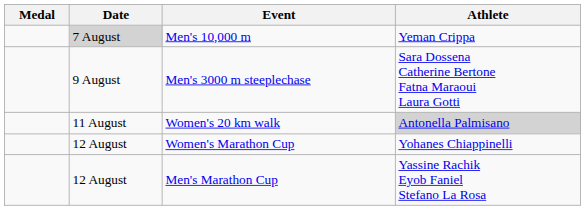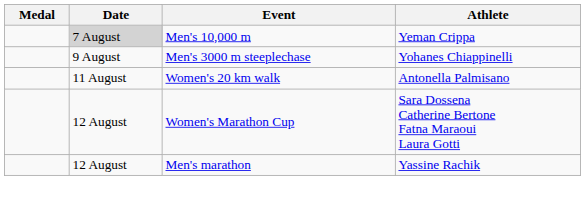(447, 79) Sara Dossena Catherine Bertone Fatna Maraoui Laura Gotti -> (456, 57) Yohanes Chiappinelli
(454, 123) lightgrey background -> (454, 78) no background
(456, 144) Yohanes Chiappinelli -> (447, 121) Sara Dossena Catherine Bertone Fatna Maraoui Laura Gotti
+ row: (208, 165)
- row: (222, 180)
